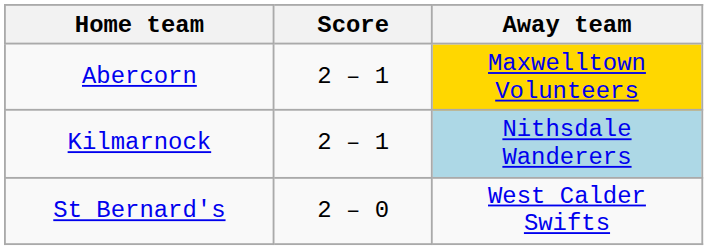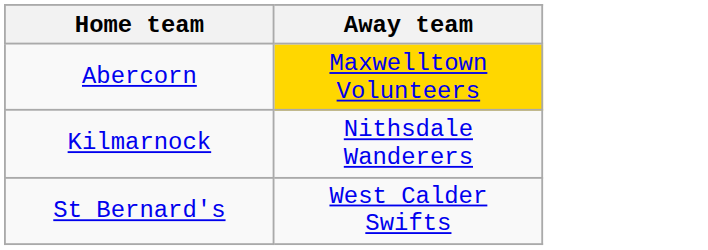- column: (353, 24)
(567, 144) lightblue background -> (408, 144) no background
